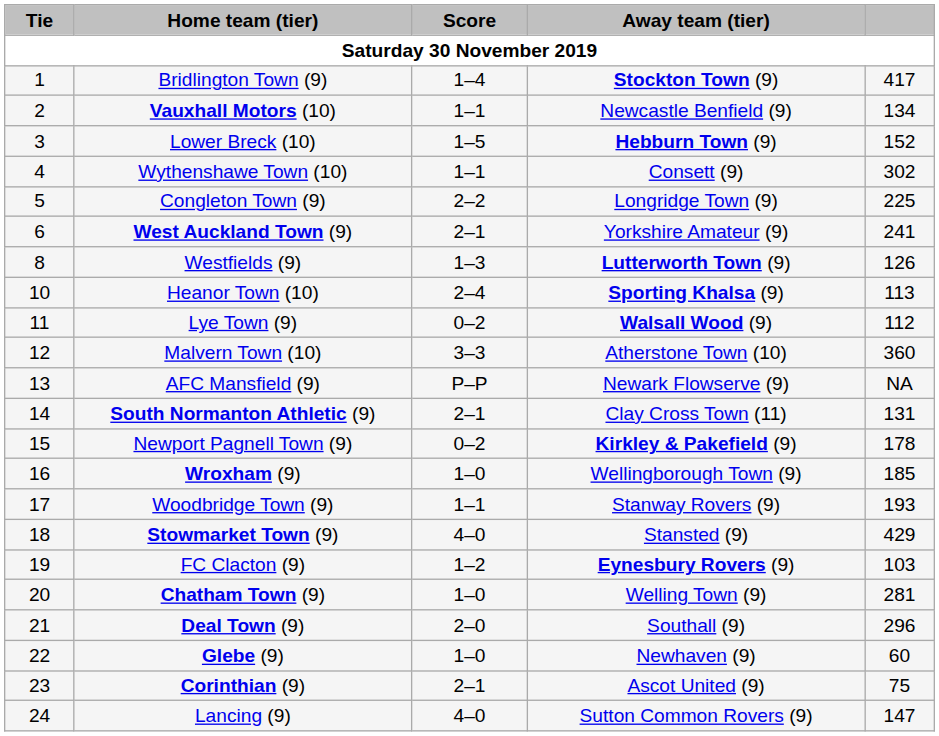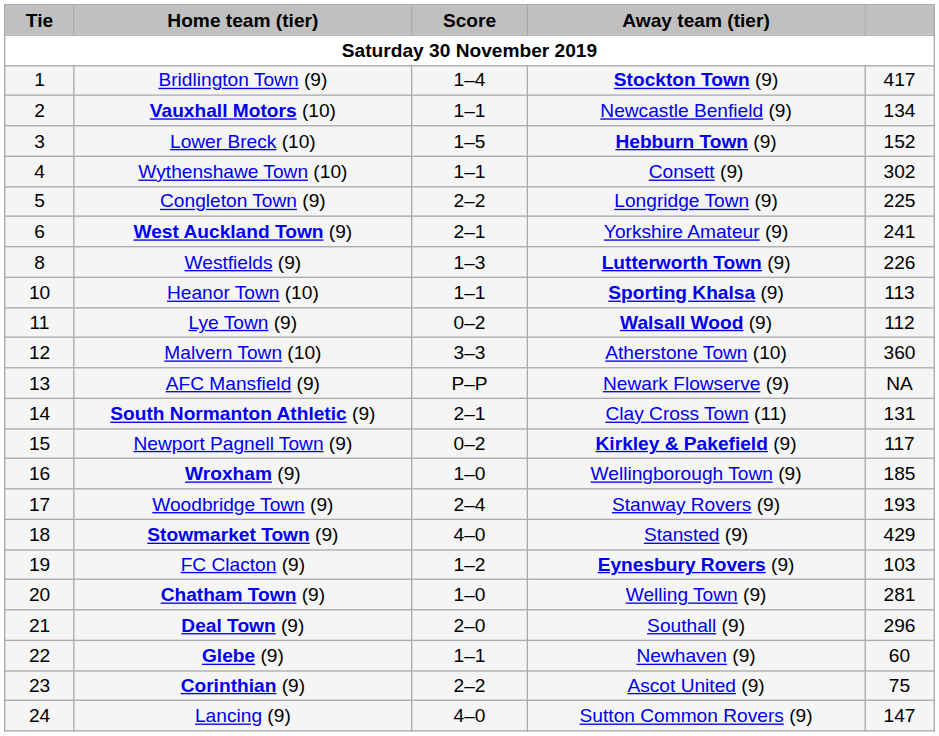(899, 262) 126 -> (899, 262) 226
(469, 293) 2–4 -> (469, 293) 1–1
(899, 444) 178 -> (899, 444) 117
(469, 504) 1–1 -> (469, 504) 2–4
(469, 656) 1–0 -> (469, 656) 1–1
(469, 686) 2–1 -> (469, 686) 2–2
